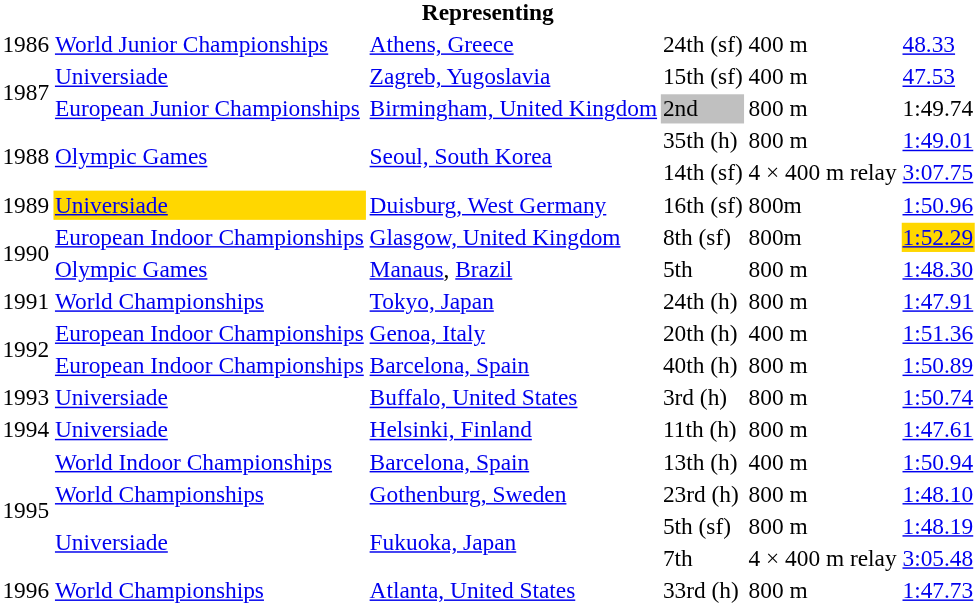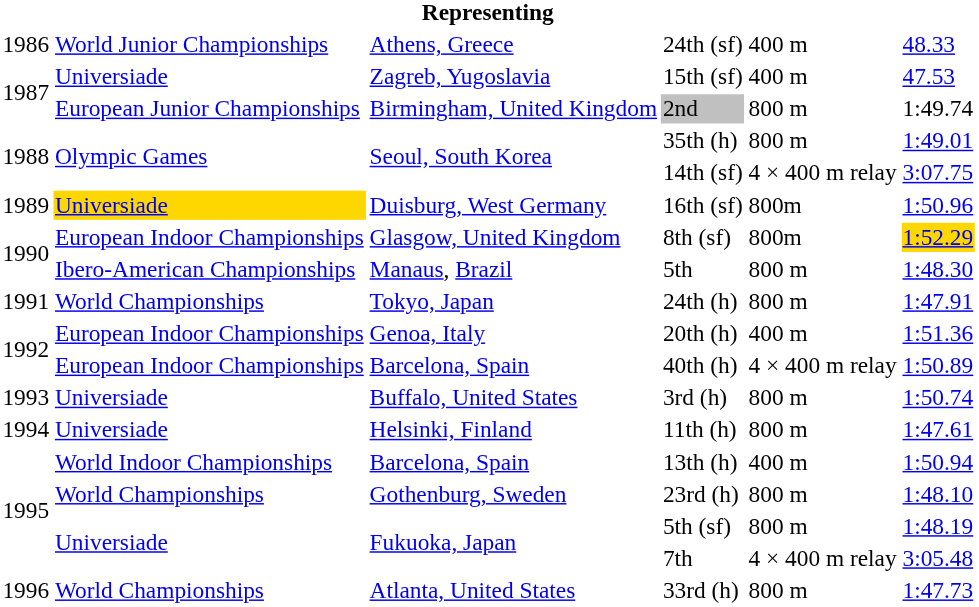(131, 269) Olympic Games -> (205, 269) Ibero-American Championships
(778, 365) 800 m -> (823, 365) 4 × 400 m relay
